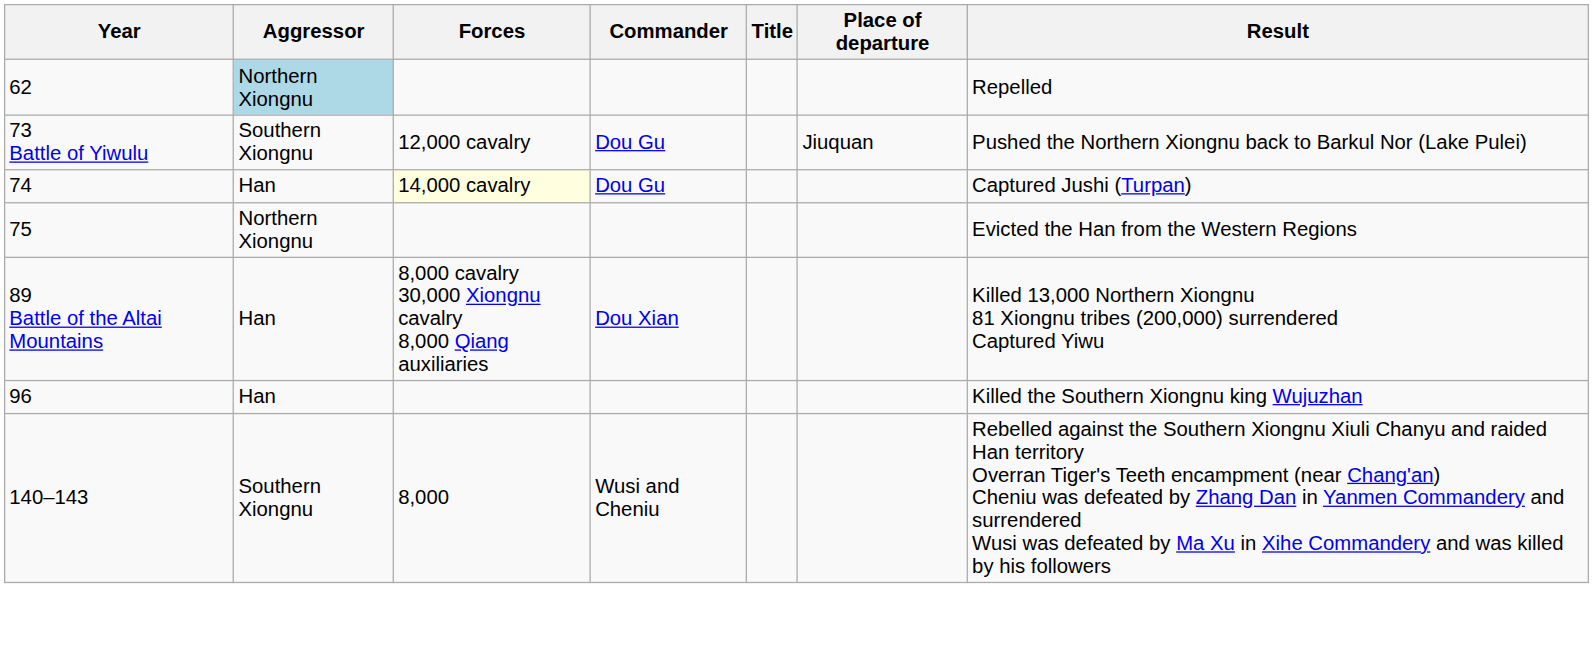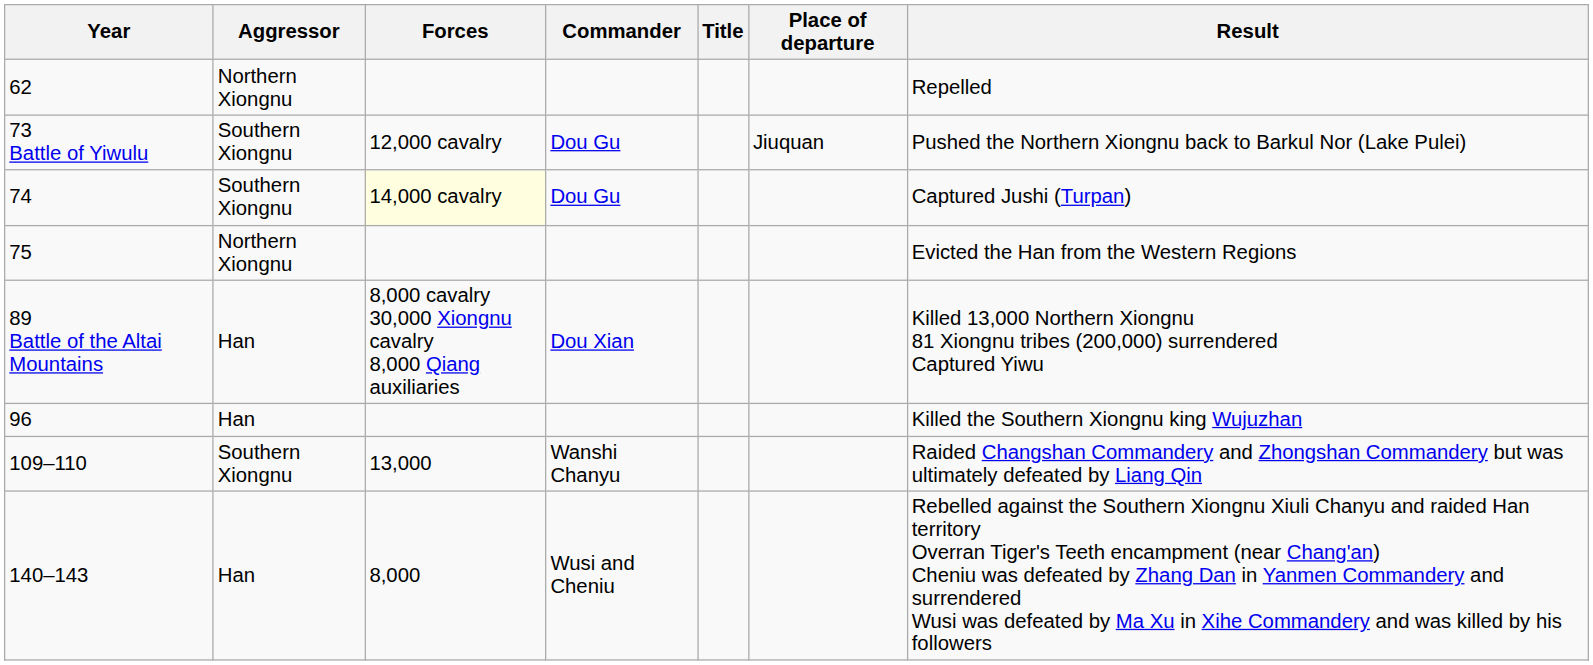(278, 87) lightblue background -> (257, 87) no background
(257, 185) Han -> (259, 197) Southern Xiongnu
+ row: (48, 463)
(280, 497) Southern Xiongnu -> (236, 575) Han
